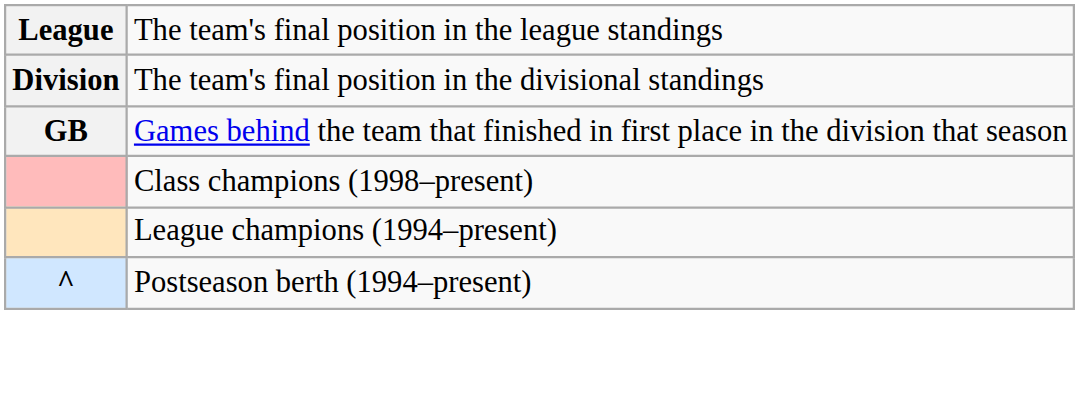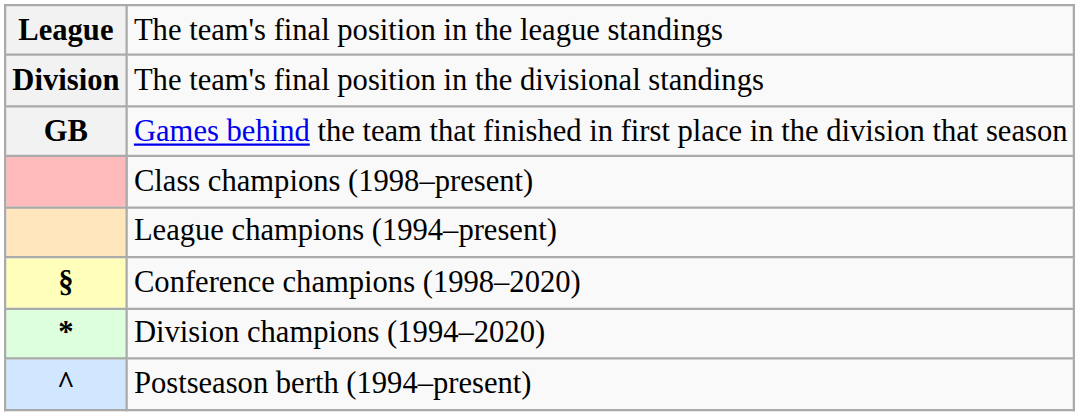+ row: (357, 281)
+ row: (340, 332)
